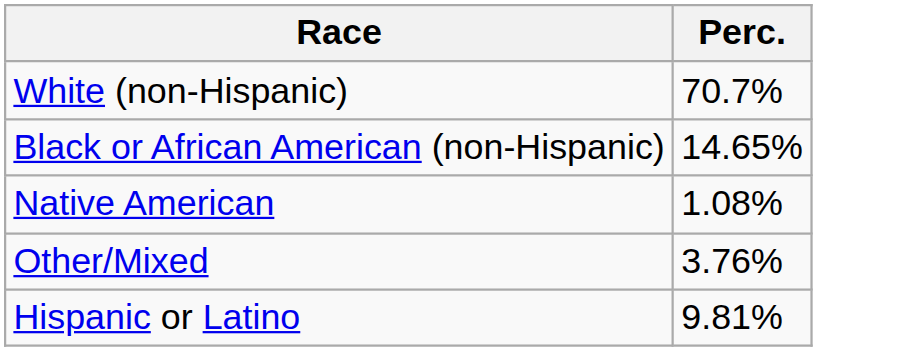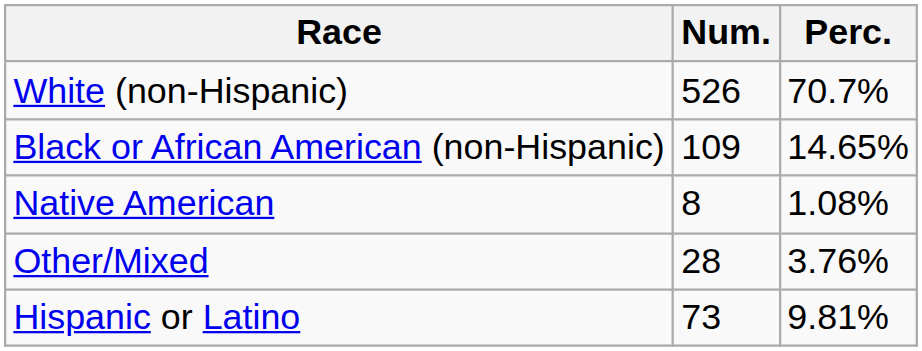+ column: (726, 32)
